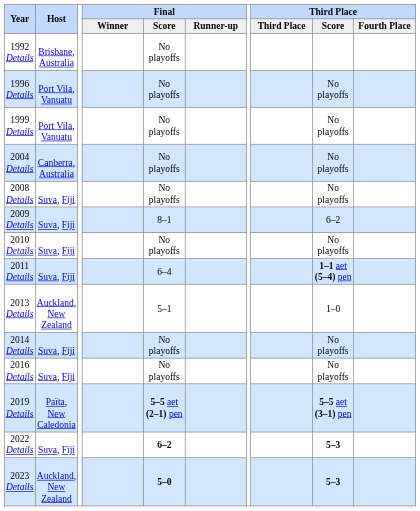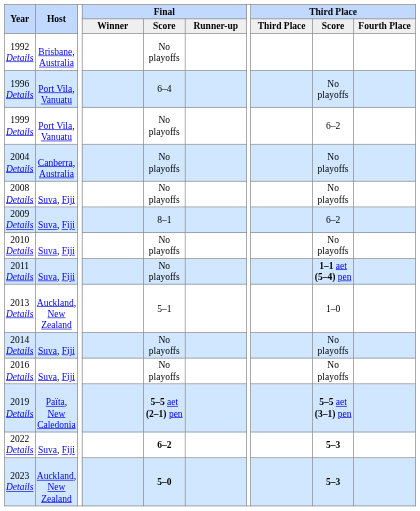(164, 88) No playoffs -> (164, 88) 6–4
(333, 125) No playoffs -> (333, 125) 6–2
(164, 271) 6–4 -> (164, 271) No playoffs
